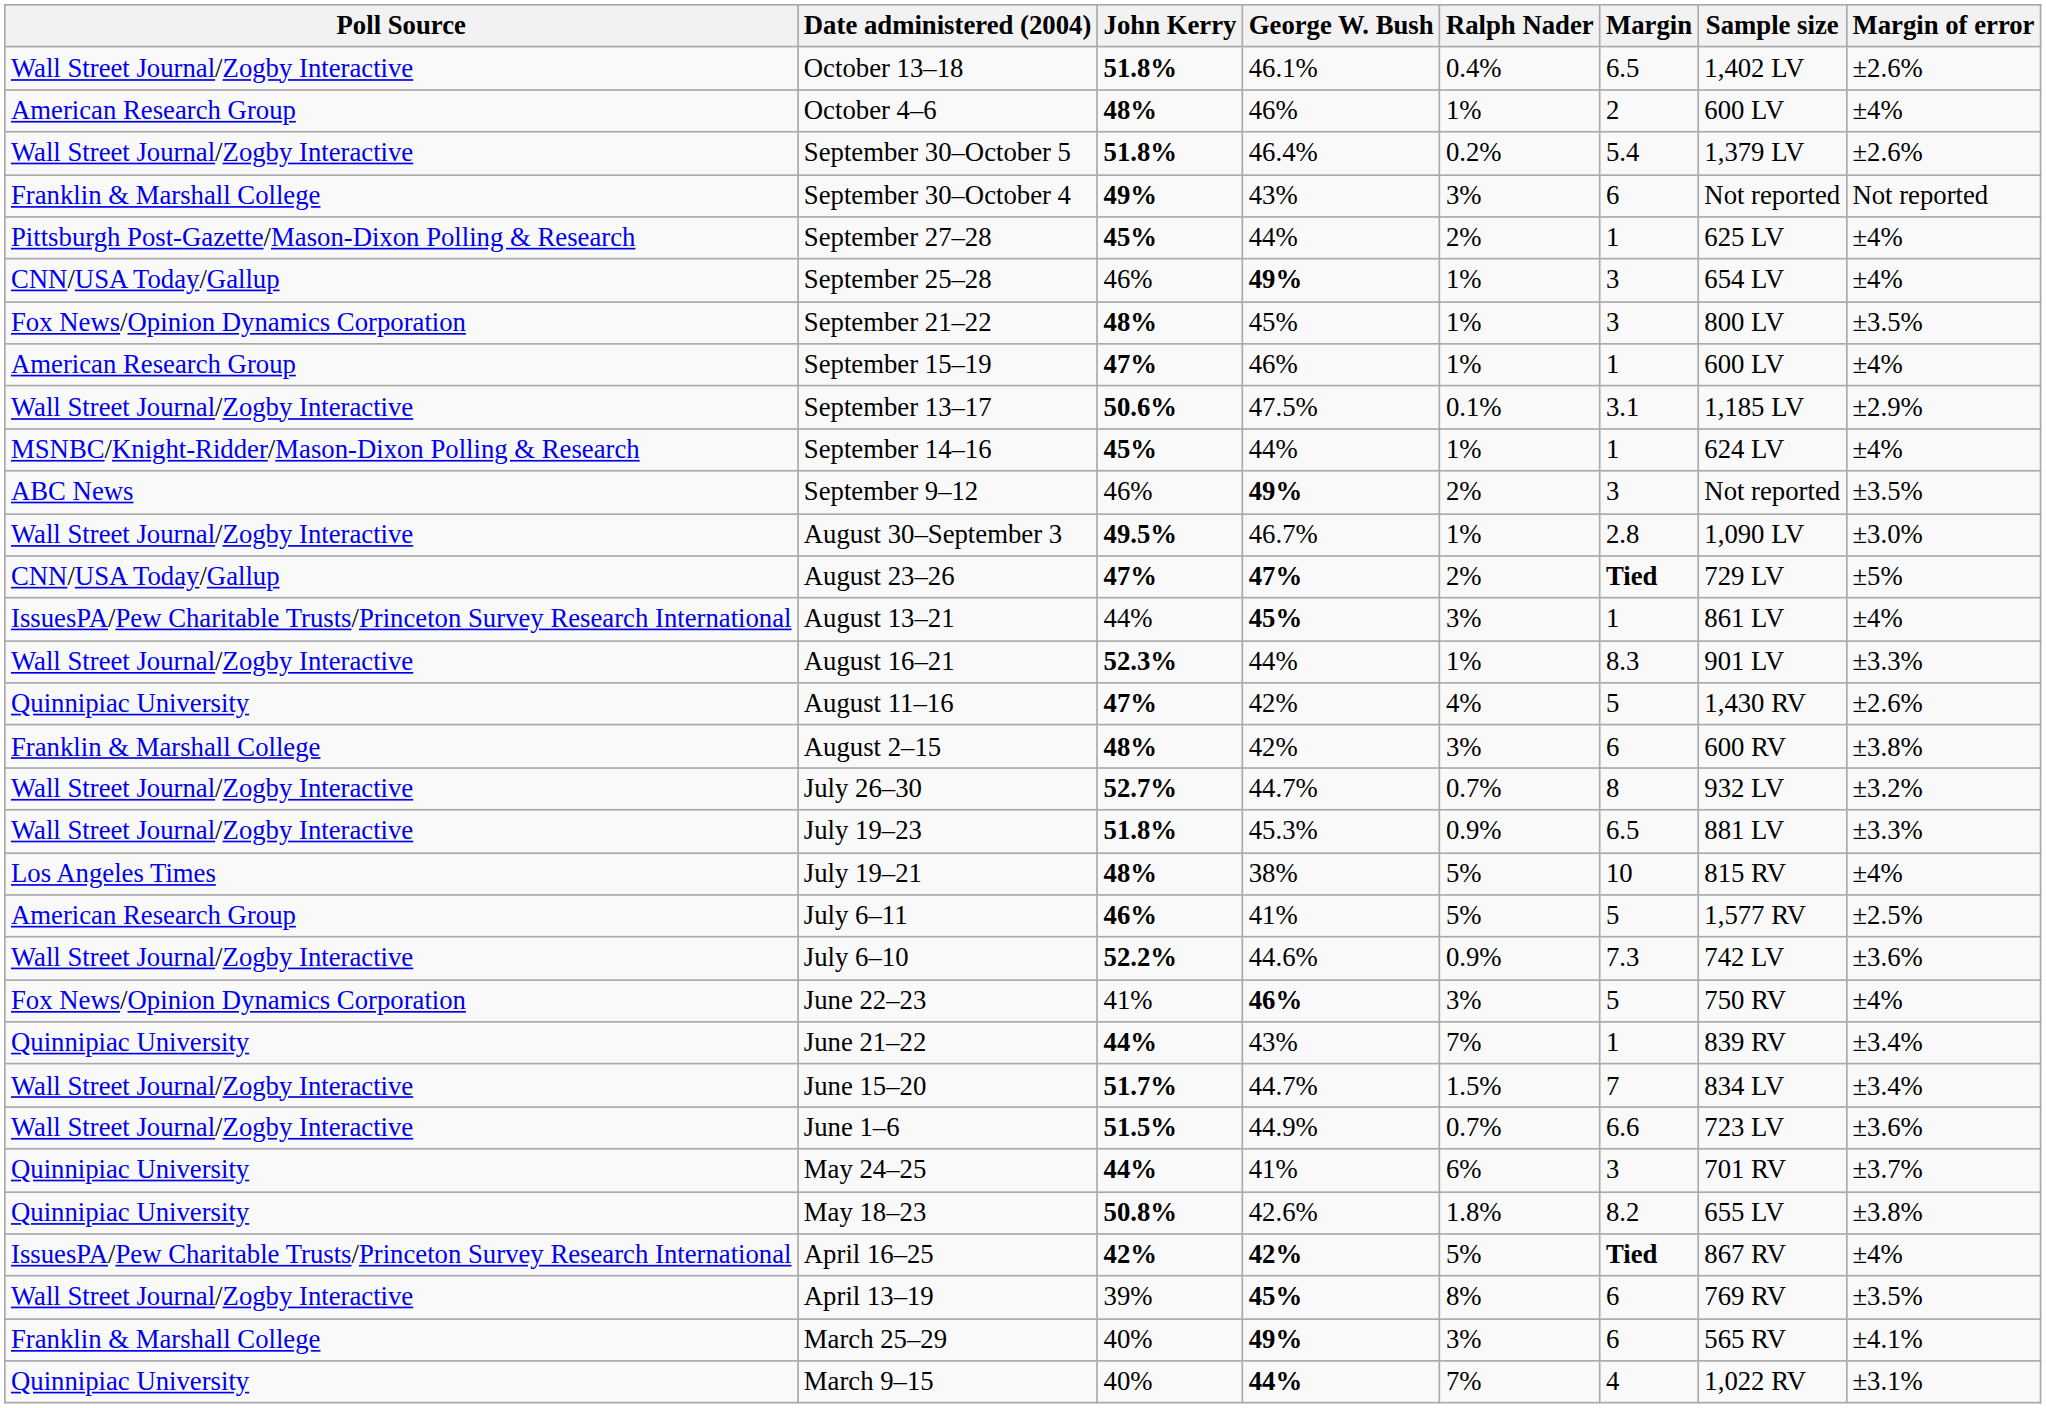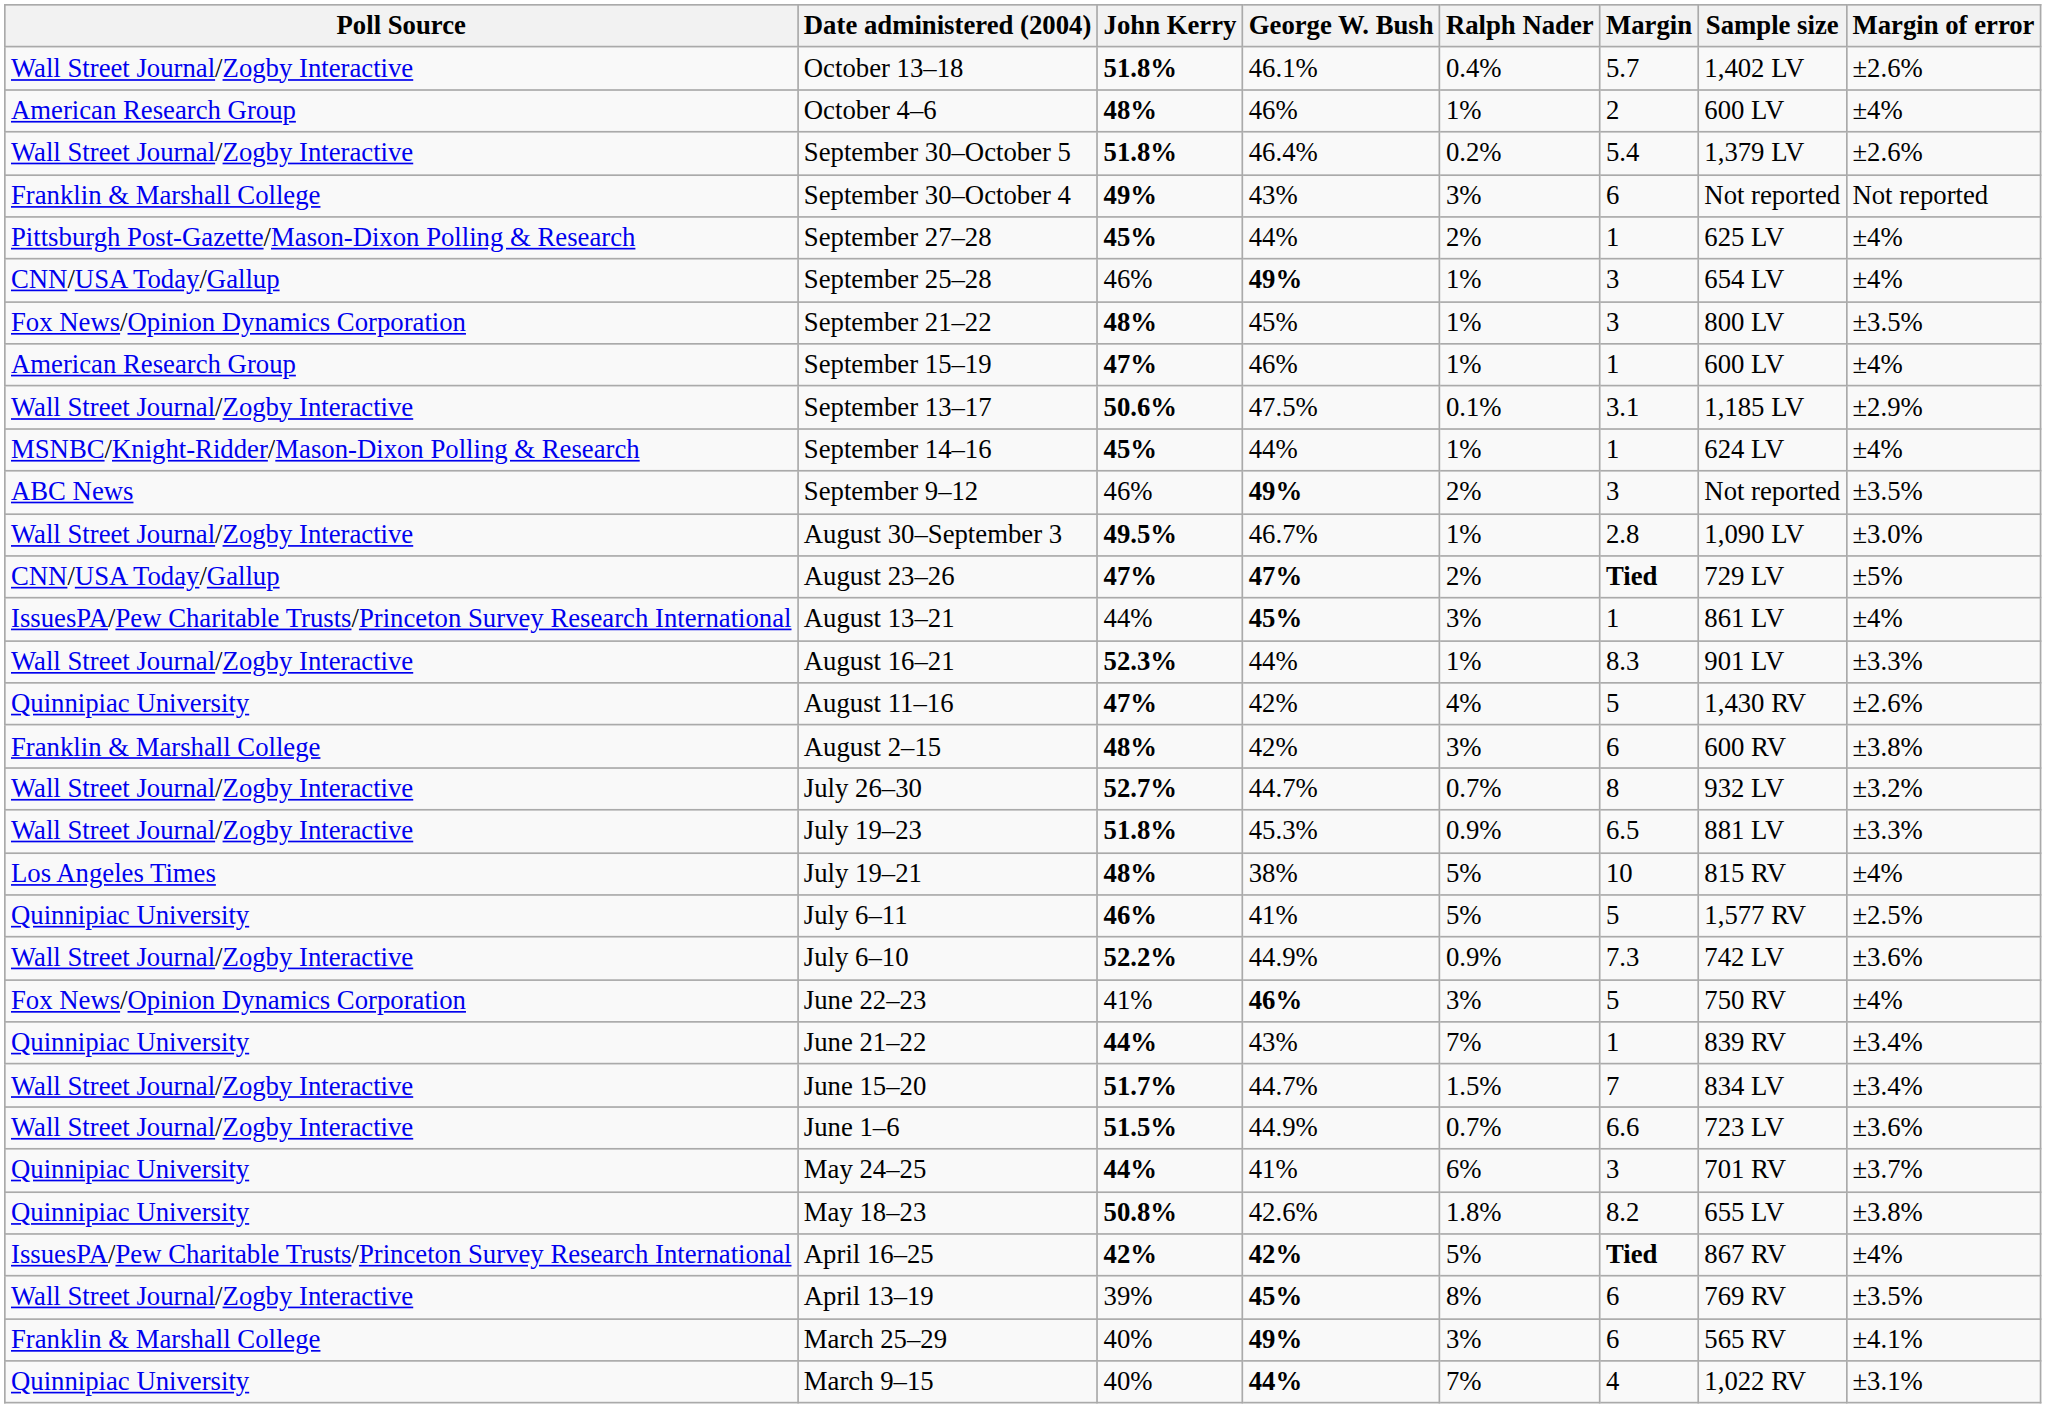(1623, 68) 6.5 -> (1623, 68) 5.7
(153, 915) American Research Group -> (130, 915) Quinnipiac University
(1283, 957) 44.6% -> (1283, 957) 44.9%
